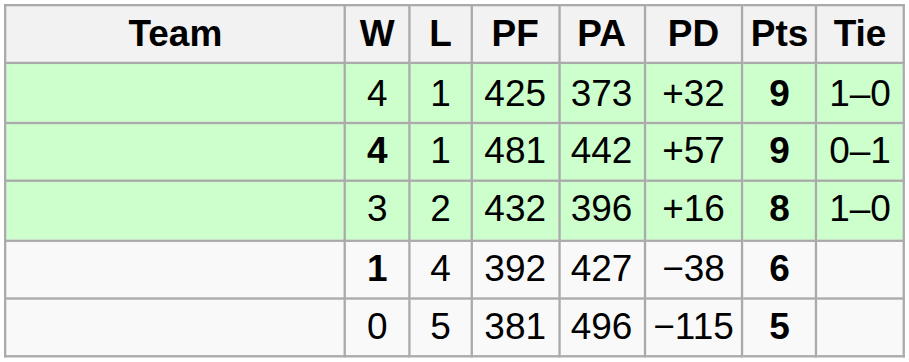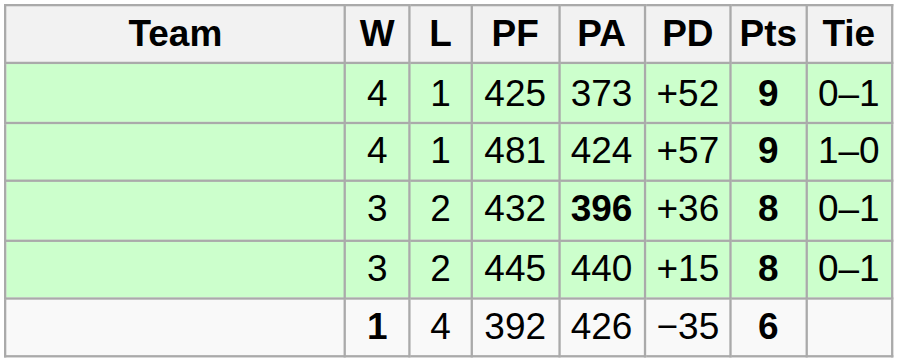(694, 92) +32 -> (688, 92) +52
(860, 92) 1–0 -> (849, 92) 0–1
(377, 151) bold -> (377, 151) normal
(602, 151) 442 -> (602, 151) 424
(860, 151) 0–1 -> (849, 151) 1–0
(602, 209) normal -> (602, 209) bold
(694, 209) +16 -> (688, 209) +36
(860, 209) 1–0 -> (849, 209) 0–1
+ row: (515, 268)
(602, 268) 427 -> (602, 326) 426
(694, 268) −38 -> (688, 326) −35
- row: (515, 326)
